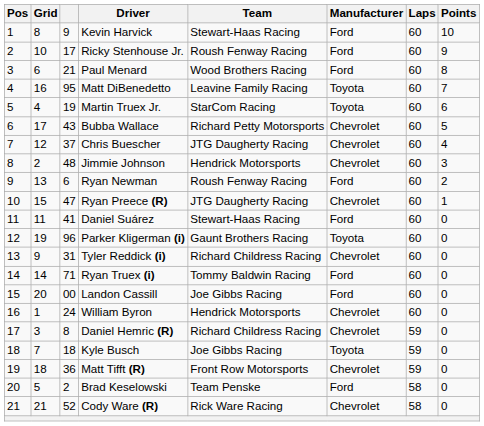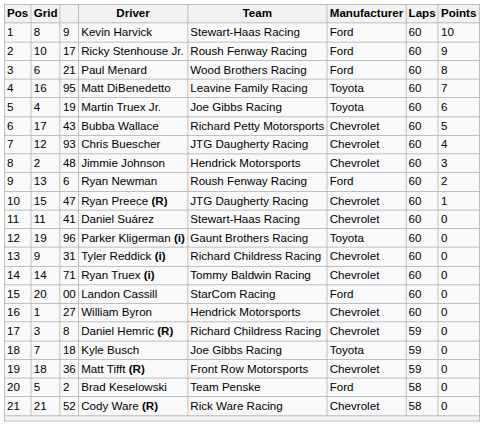(233, 106) StarCom Racing -> (236, 106) Joe Gibbs Racing
(69, 144) 37 -> (69, 144) 93
(342, 219) Ford -> (355, 219) Chevrolet
(342, 275) Ford -> (355, 275) Chevrolet
(236, 293) Joe Gibbs Racing -> (233, 293) StarCom Racing
(69, 312) 24 -> (69, 312) 27
